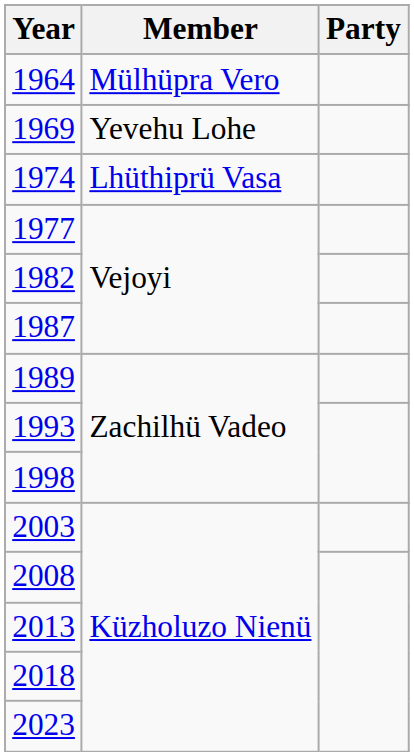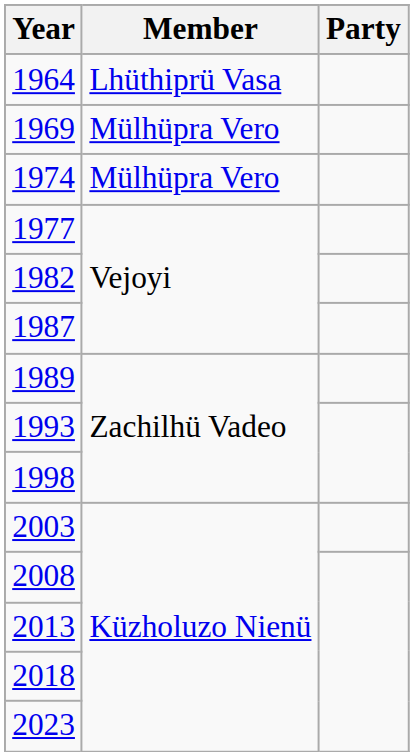(184, 79) Mülhüpra Vero -> (185, 79) Lhüthiprü Vasa
(173, 128) Yevehu Lohe -> (184, 128) Mülhüpra Vero
(185, 178) Lhüthiprü Vasa -> (184, 178) Mülhüpra Vero
